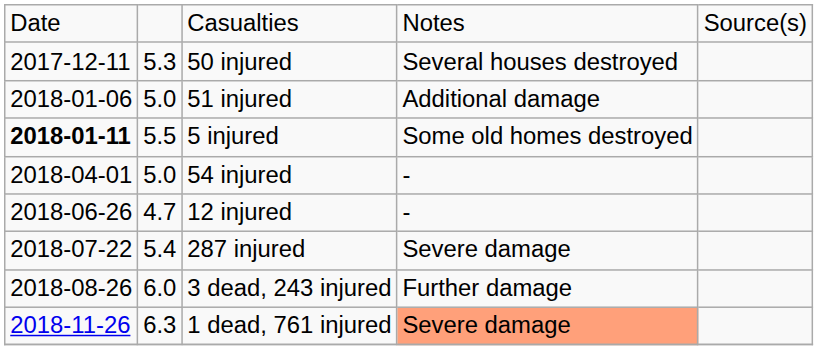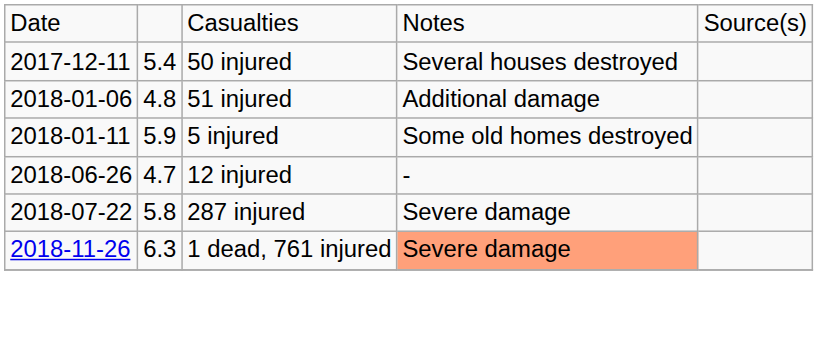(160, 61) 5.3 -> (160, 61) 5.4
(160, 99) 5.0 -> (160, 99) 4.8
(71, 136) bold -> (70, 136) normal
(160, 136) 5.5 -> (160, 136) 5.9
- row: (240, 174)
(160, 250) 5.4 -> (160, 212) 5.8
- row: (289, 288)
